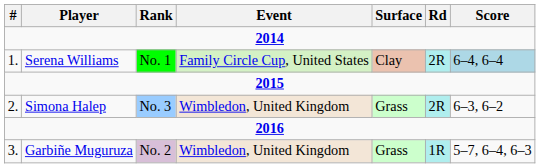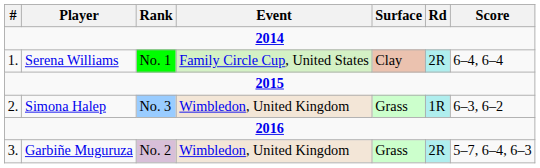(478, 60) lightblue background -> (478, 60) no background
(437, 106) 2R -> (437, 106) 1R
(437, 151) 1R -> (437, 151) 2R
